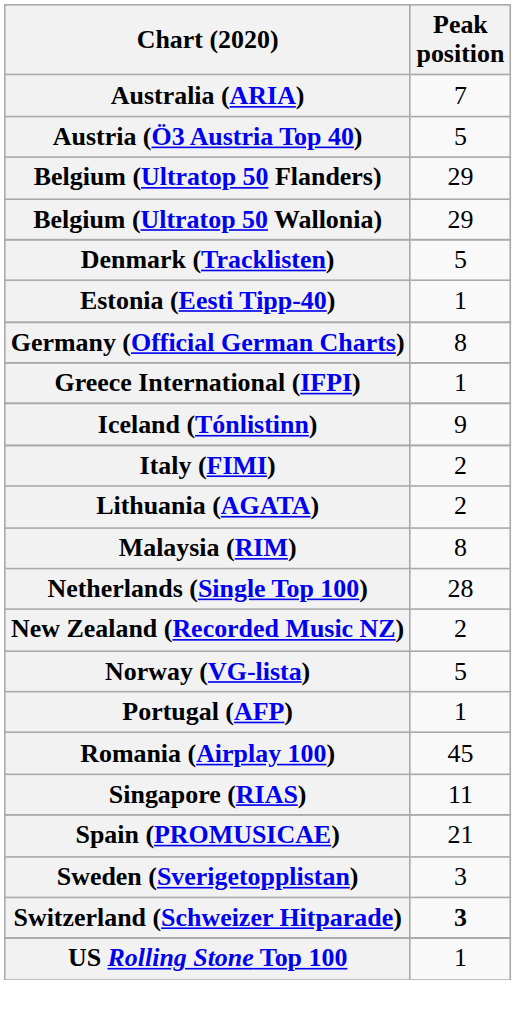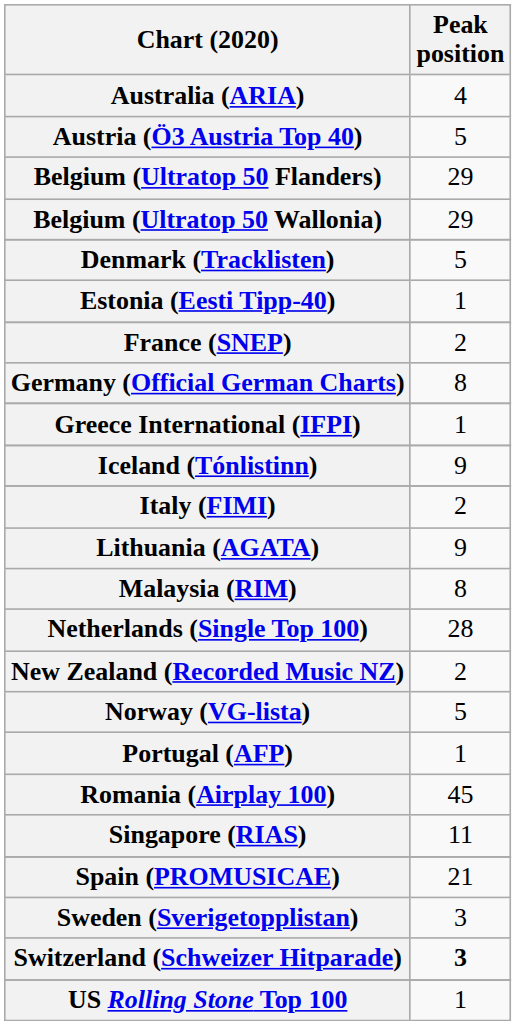(460, 95) 7 -> (460, 95) 4
+ row: (208, 341)
(460, 506) 2 -> (460, 547) 9
